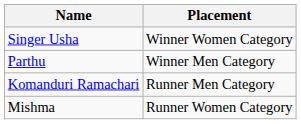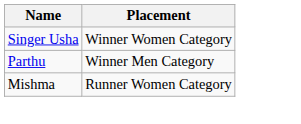- row: (74, 84)
